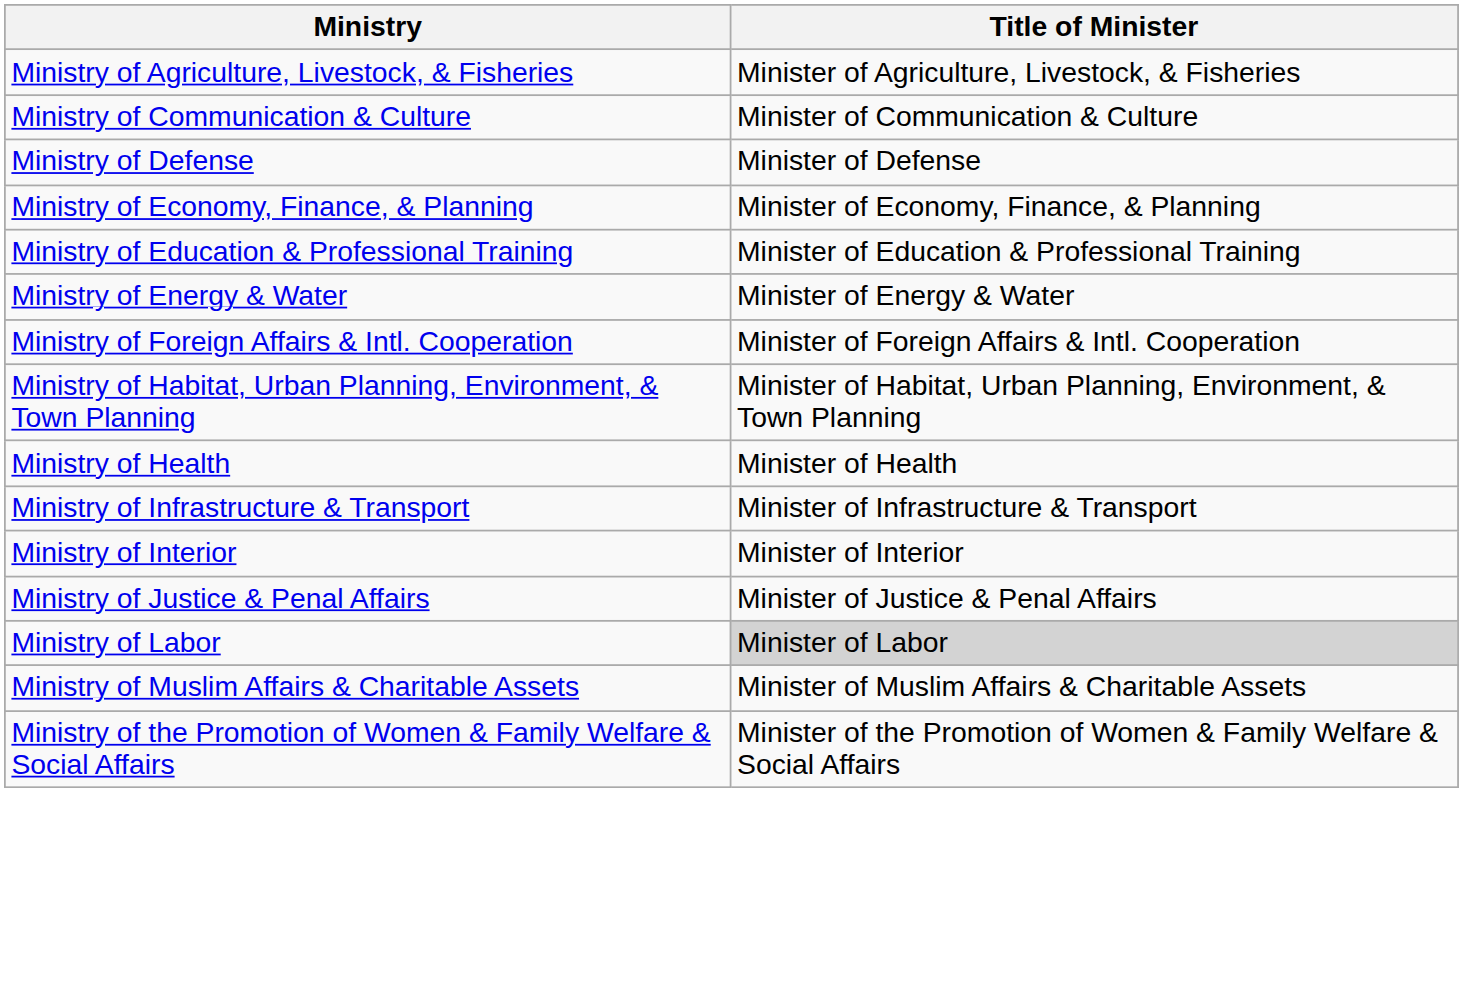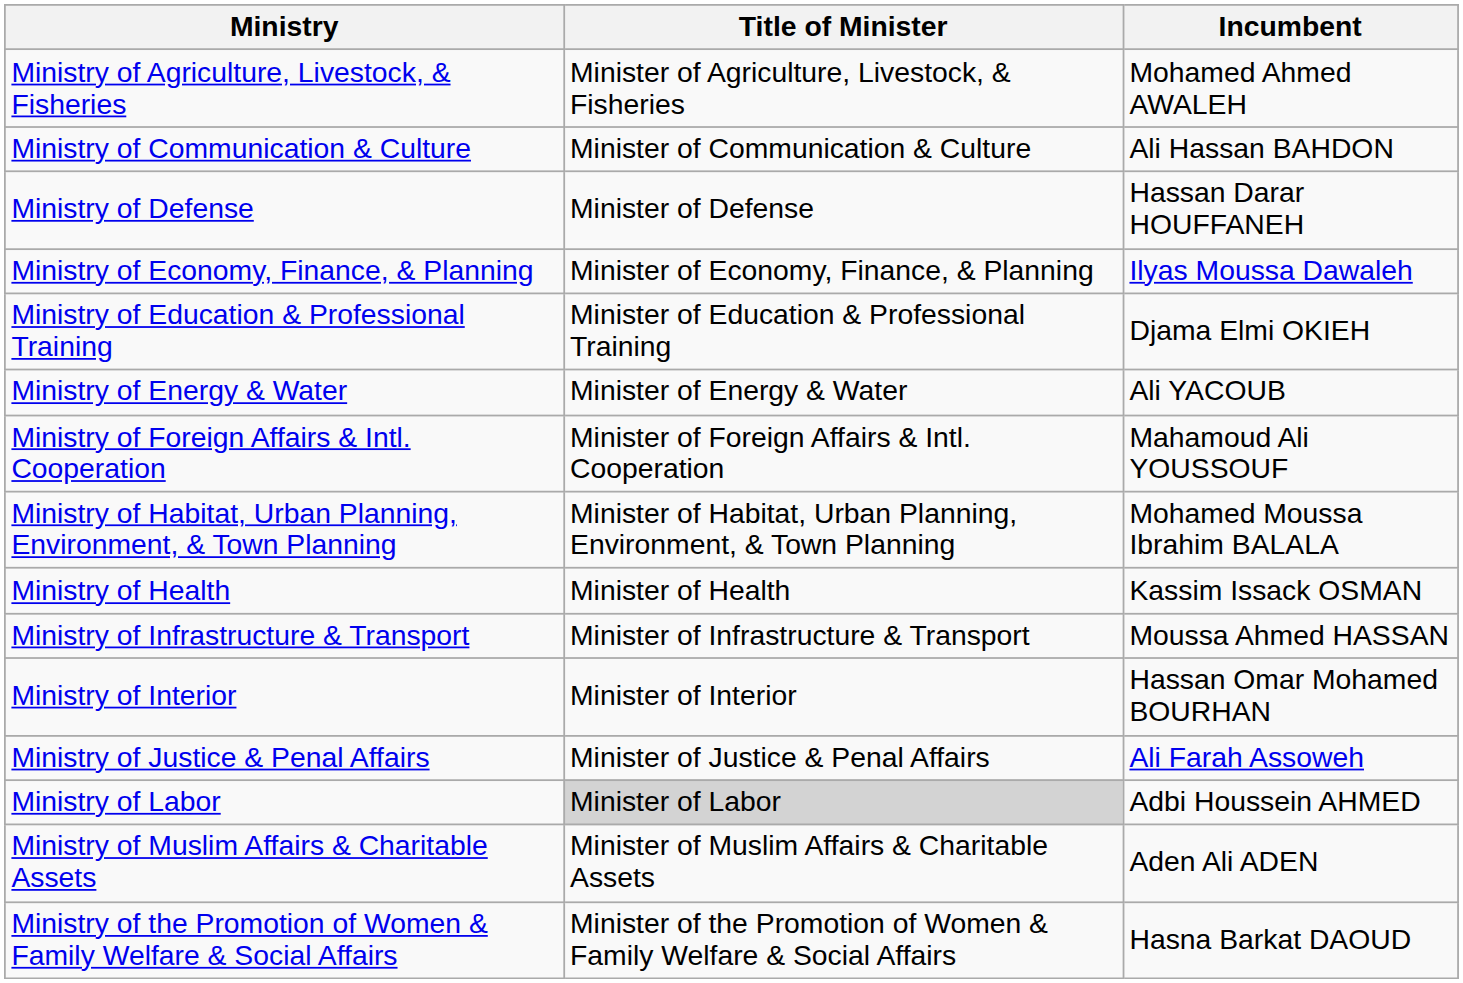+ column: (1290, 26)
